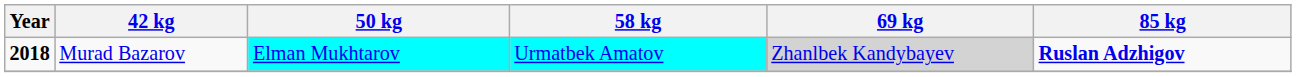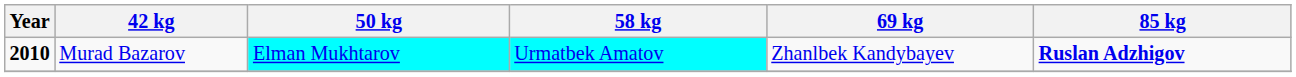(30, 53) 2018 -> (30, 53) 2010
(863, 53) lightgrey background -> (863, 53) no background
